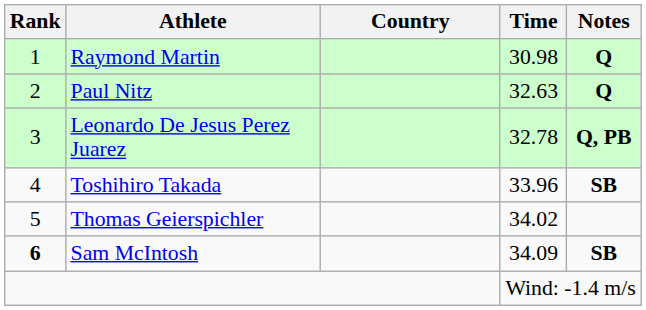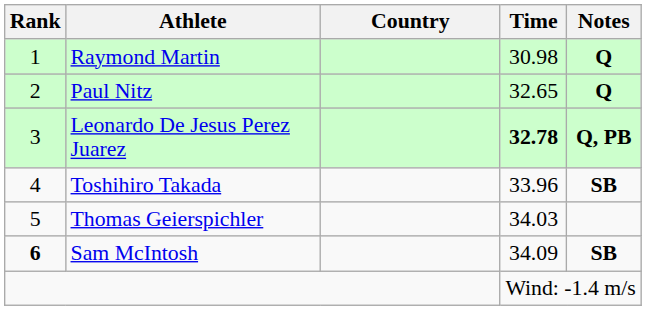(534, 90) 32.63 -> (534, 90) 32.65
(534, 137) normal -> (534, 137) bold
(534, 218) 34.02 -> (534, 218) 34.03
